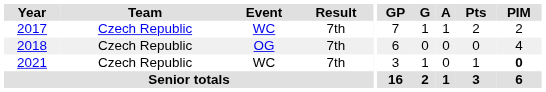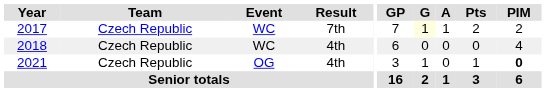(425, 29) no background -> (425, 29) lightyellow background
(264, 46) OG -> (264, 46) WC
(336, 46) 7th -> (336, 46) 4th
(264, 62) WC -> (264, 62) OG
(336, 62) 7th -> (336, 62) 4th
